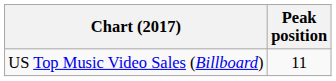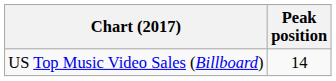(299, 62) 11 -> (299, 62) 14
